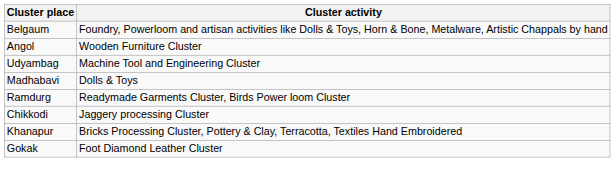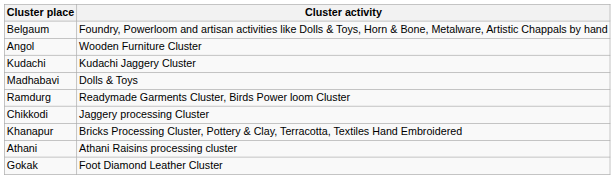- row: (33, 64)
+ row: (26, 64)
+ row: (22, 149)
